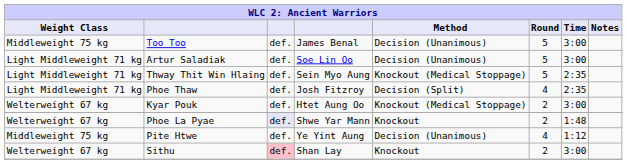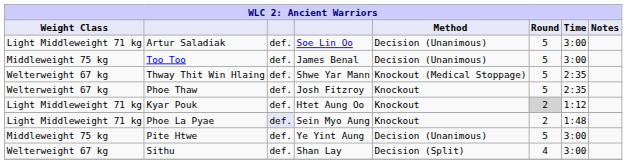rows swapped: (186, 59) <-> (166, 43)
(74, 74) Light Middleweight 71 kg -> (57, 74) Welterweight 67 kg
(333, 74) Sein Myo Aung -> (333, 74) Shwe Yar Mann
(74, 90) Light Middleweight 71 kg -> (57, 90) Welterweight 67 kg
(419, 90) Decision (Split) -> (397, 90) Knockout
(545, 90) 4 -> (545, 90) 5
(57, 105) Welterweight 67 kg -> (74, 105) Light Middleweight 71 kg
(450, 105) Knockout (Medical Stoppage) -> (397, 105) Knockout
(545, 105) no background -> (545, 105) lightgrey background
(575, 105) 3:00 -> (575, 105) 1:12
(57, 121) Welterweight 67 kg -> (74, 121) Light Middleweight 71 kg
(333, 121) Shwe Yar Mann -> (333, 121) Sein Myo Aung
(545, 136) 4 -> (545, 136) 5
(575, 136) 1:12 -> (575, 136) 3:00
(281, 152) pink background -> (281, 152) no background
(397, 152) Knockout -> (419, 152) Decision (Split)
(545, 152) 2 -> (545, 152) 4
